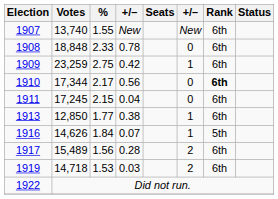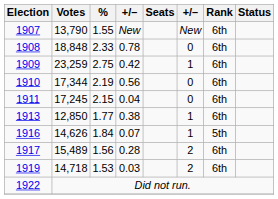(71, 30) 13,740 -> (71, 30) 13,790
(103, 82) 2.17 -> (103, 82) 2.19
(220, 82) bold -> (220, 82) normal
